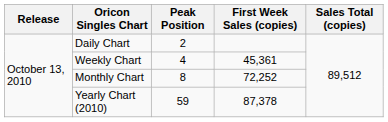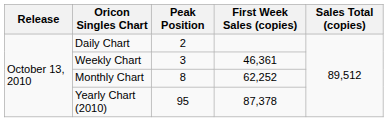(183, 60) 4 -> (183, 60) 3
(260, 60) 45,361 -> (260, 60) 46,361
(260, 78) 72,252 -> (260, 78) 62,252
(183, 101) 59 -> (183, 101) 95
